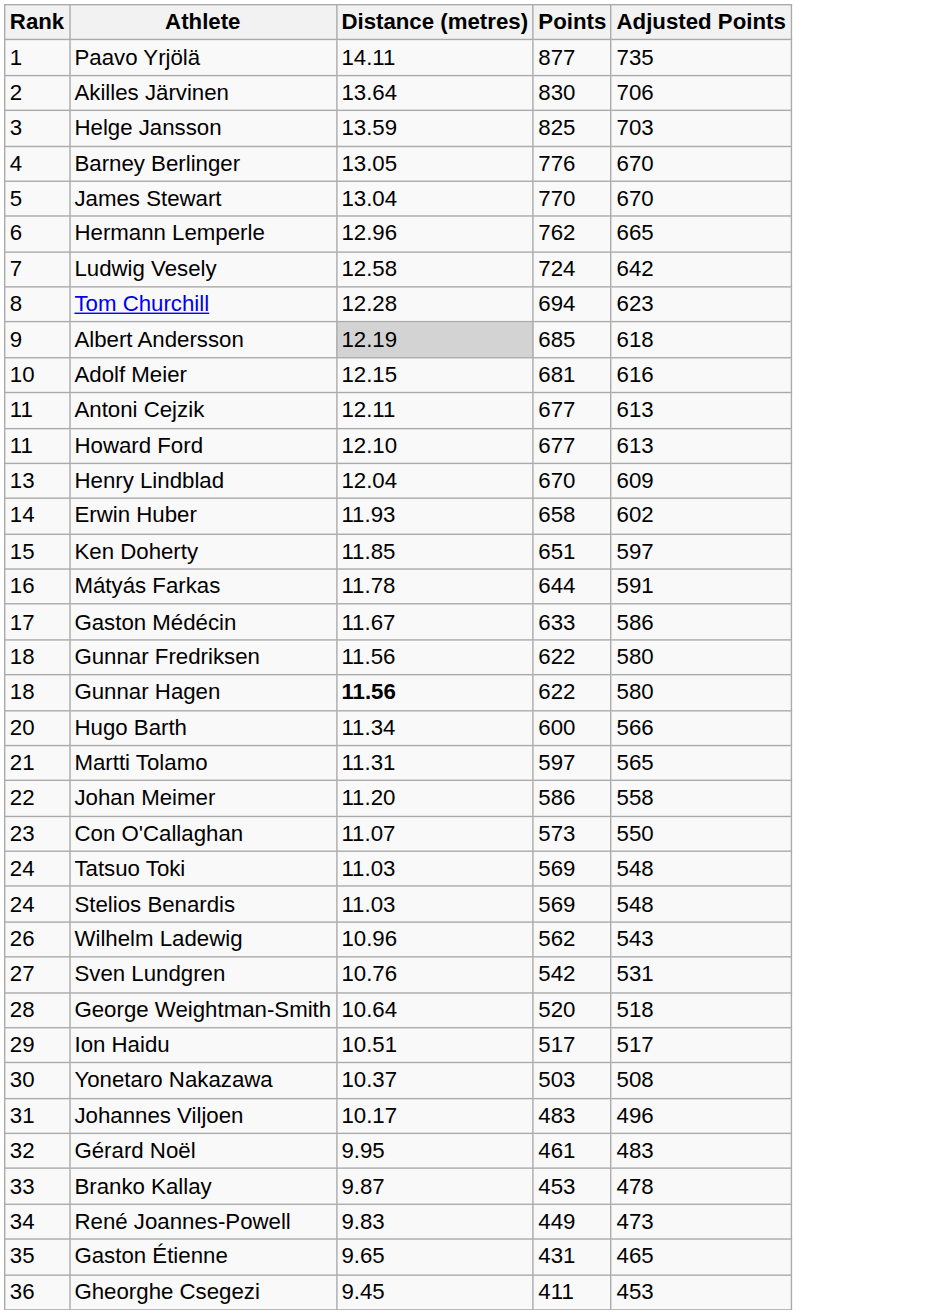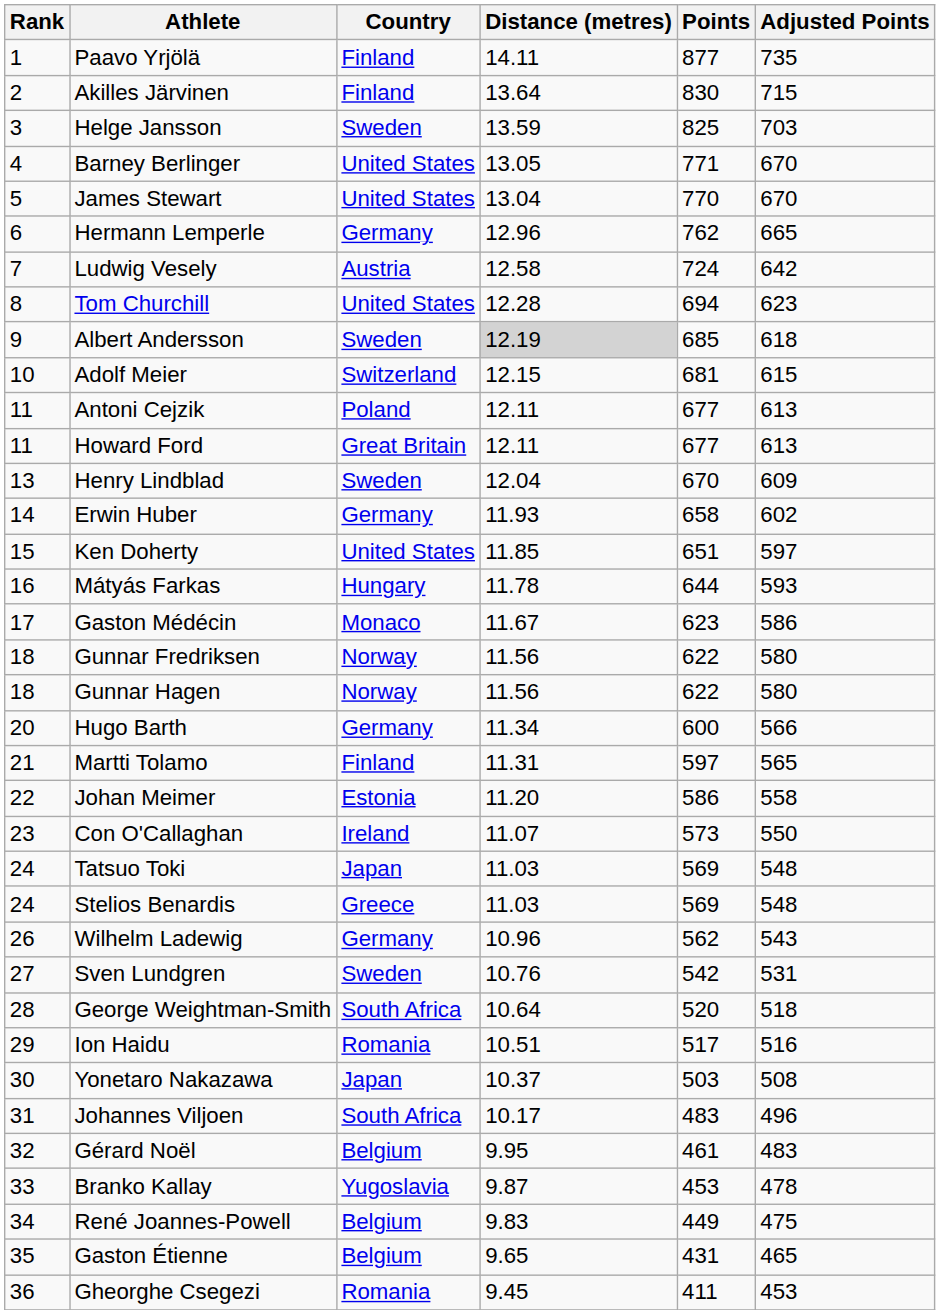+ column: (408, 22)
(635, 92) 706 -> (779, 92) 715
(557, 163) 776 -> (701, 163) 771
(635, 374) 616 -> (779, 374) 615
(369, 445) 12.10 -> (512, 445) 12.11
(635, 586) 591 -> (779, 586) 593
(557, 621) 633 -> (701, 621) 623
(369, 692) bold -> (512, 692) normal
(635, 1045) 517 -> (779, 1045) 516
(635, 1221) 473 -> (779, 1221) 475
